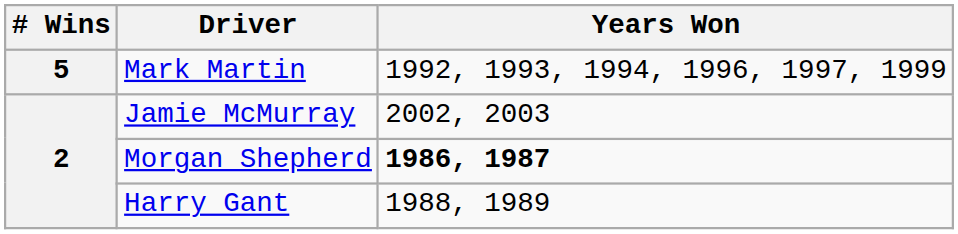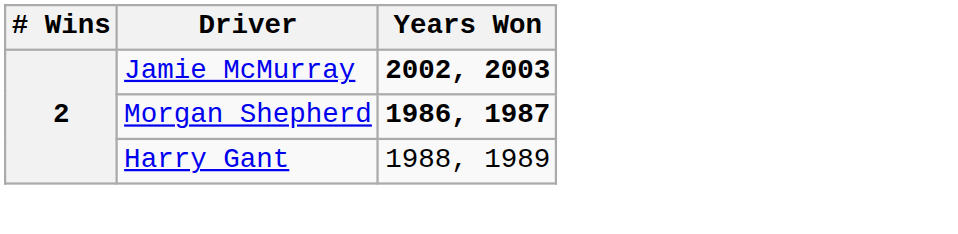- row: (215, 72)
(468, 117) normal -> (468, 72) bold
